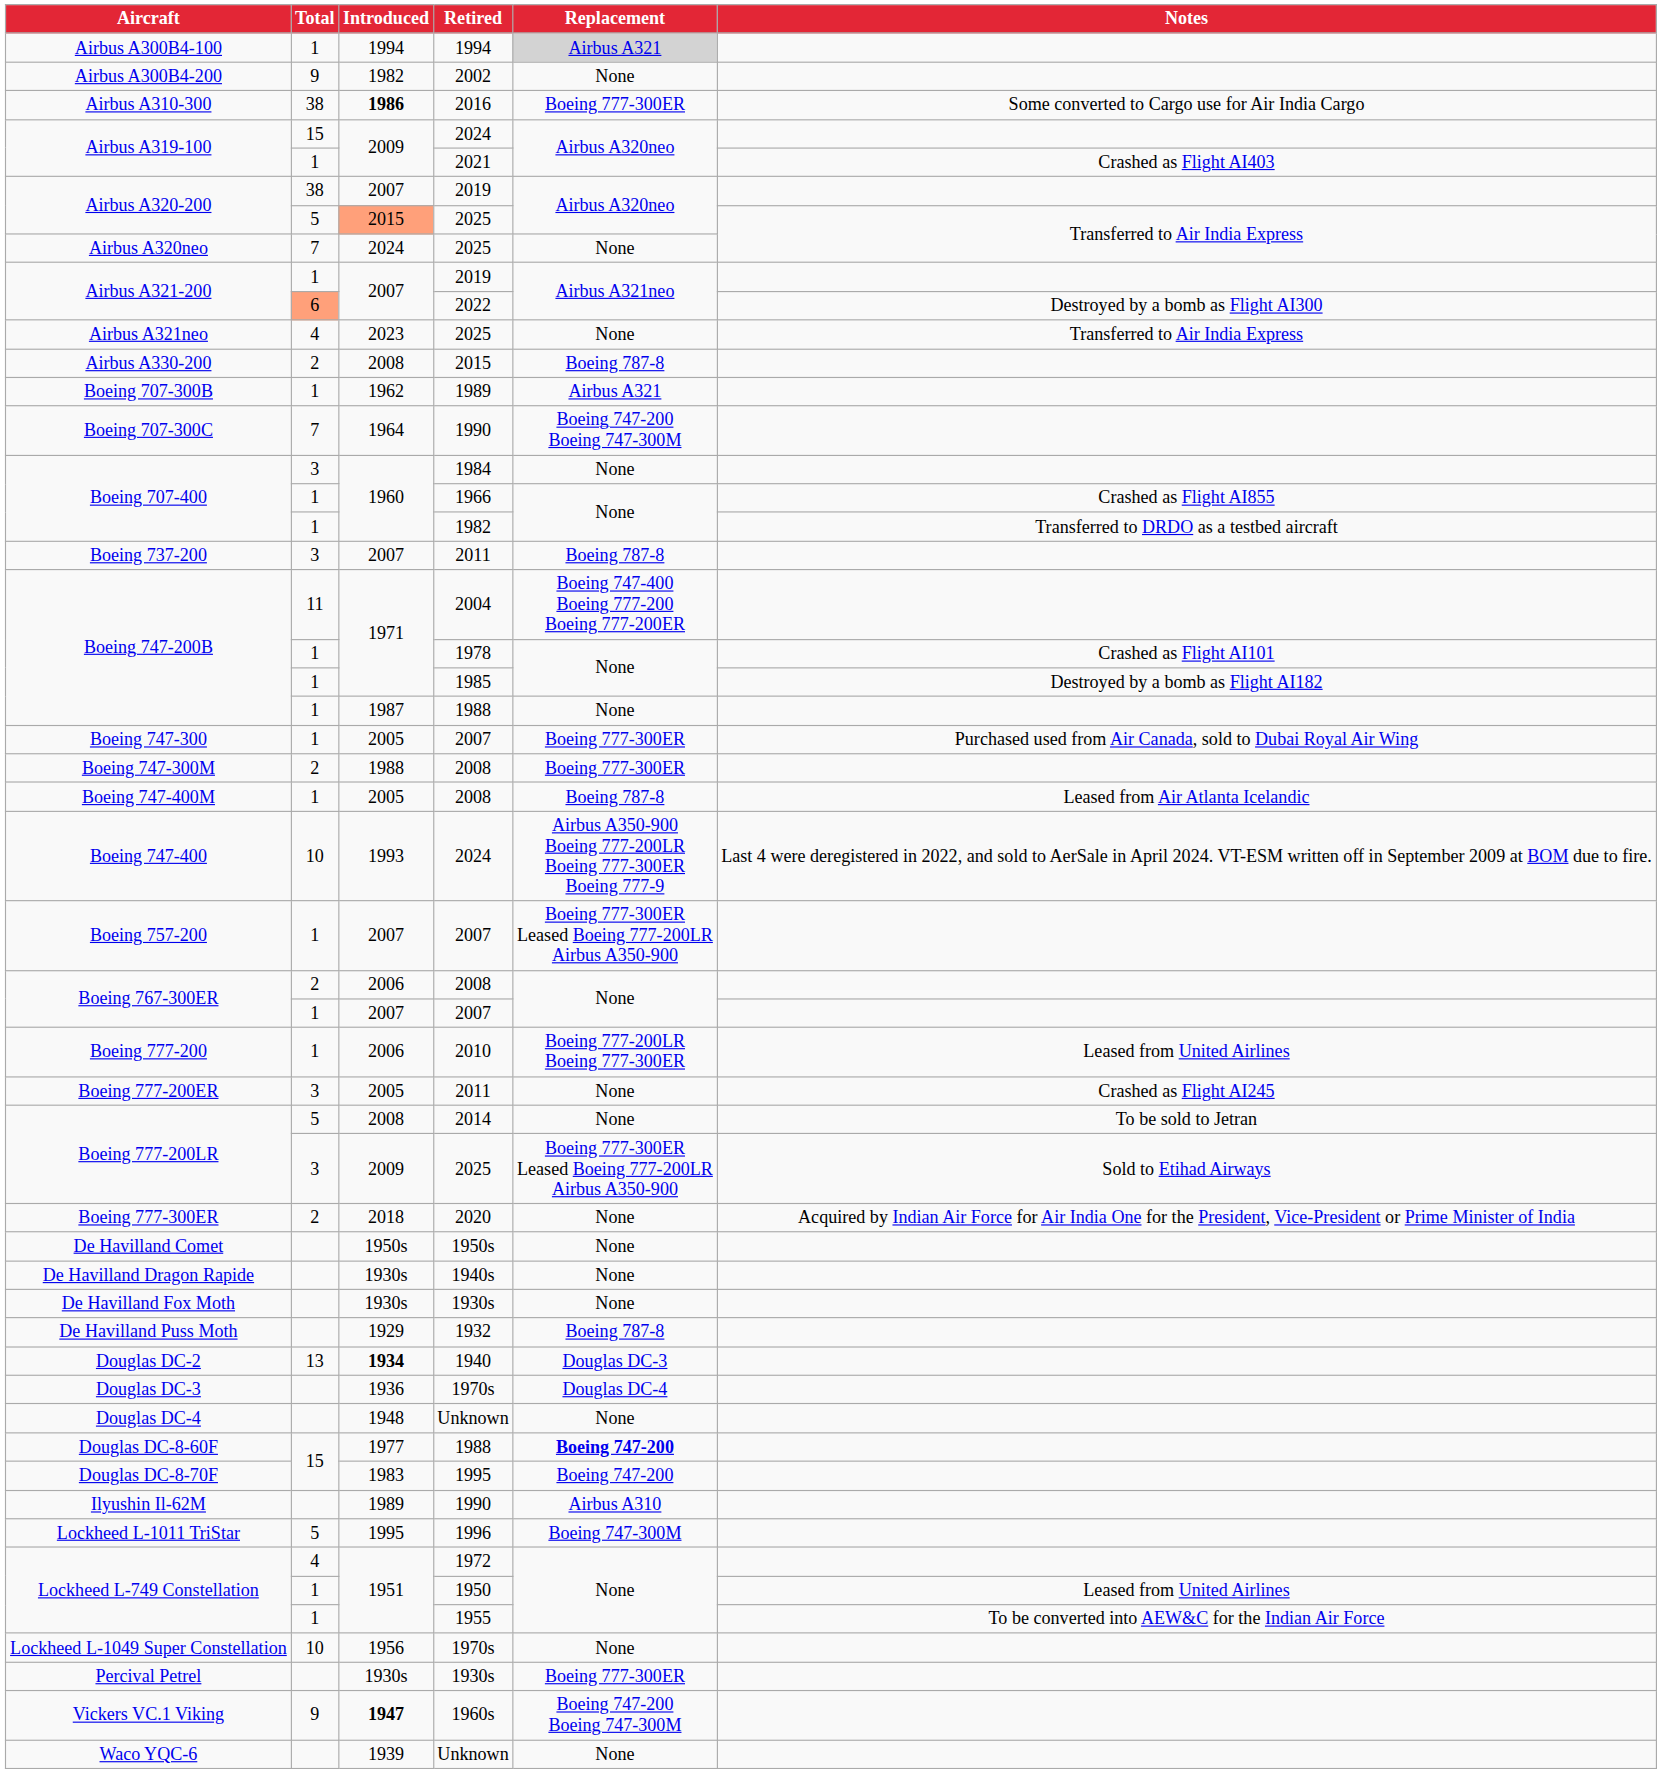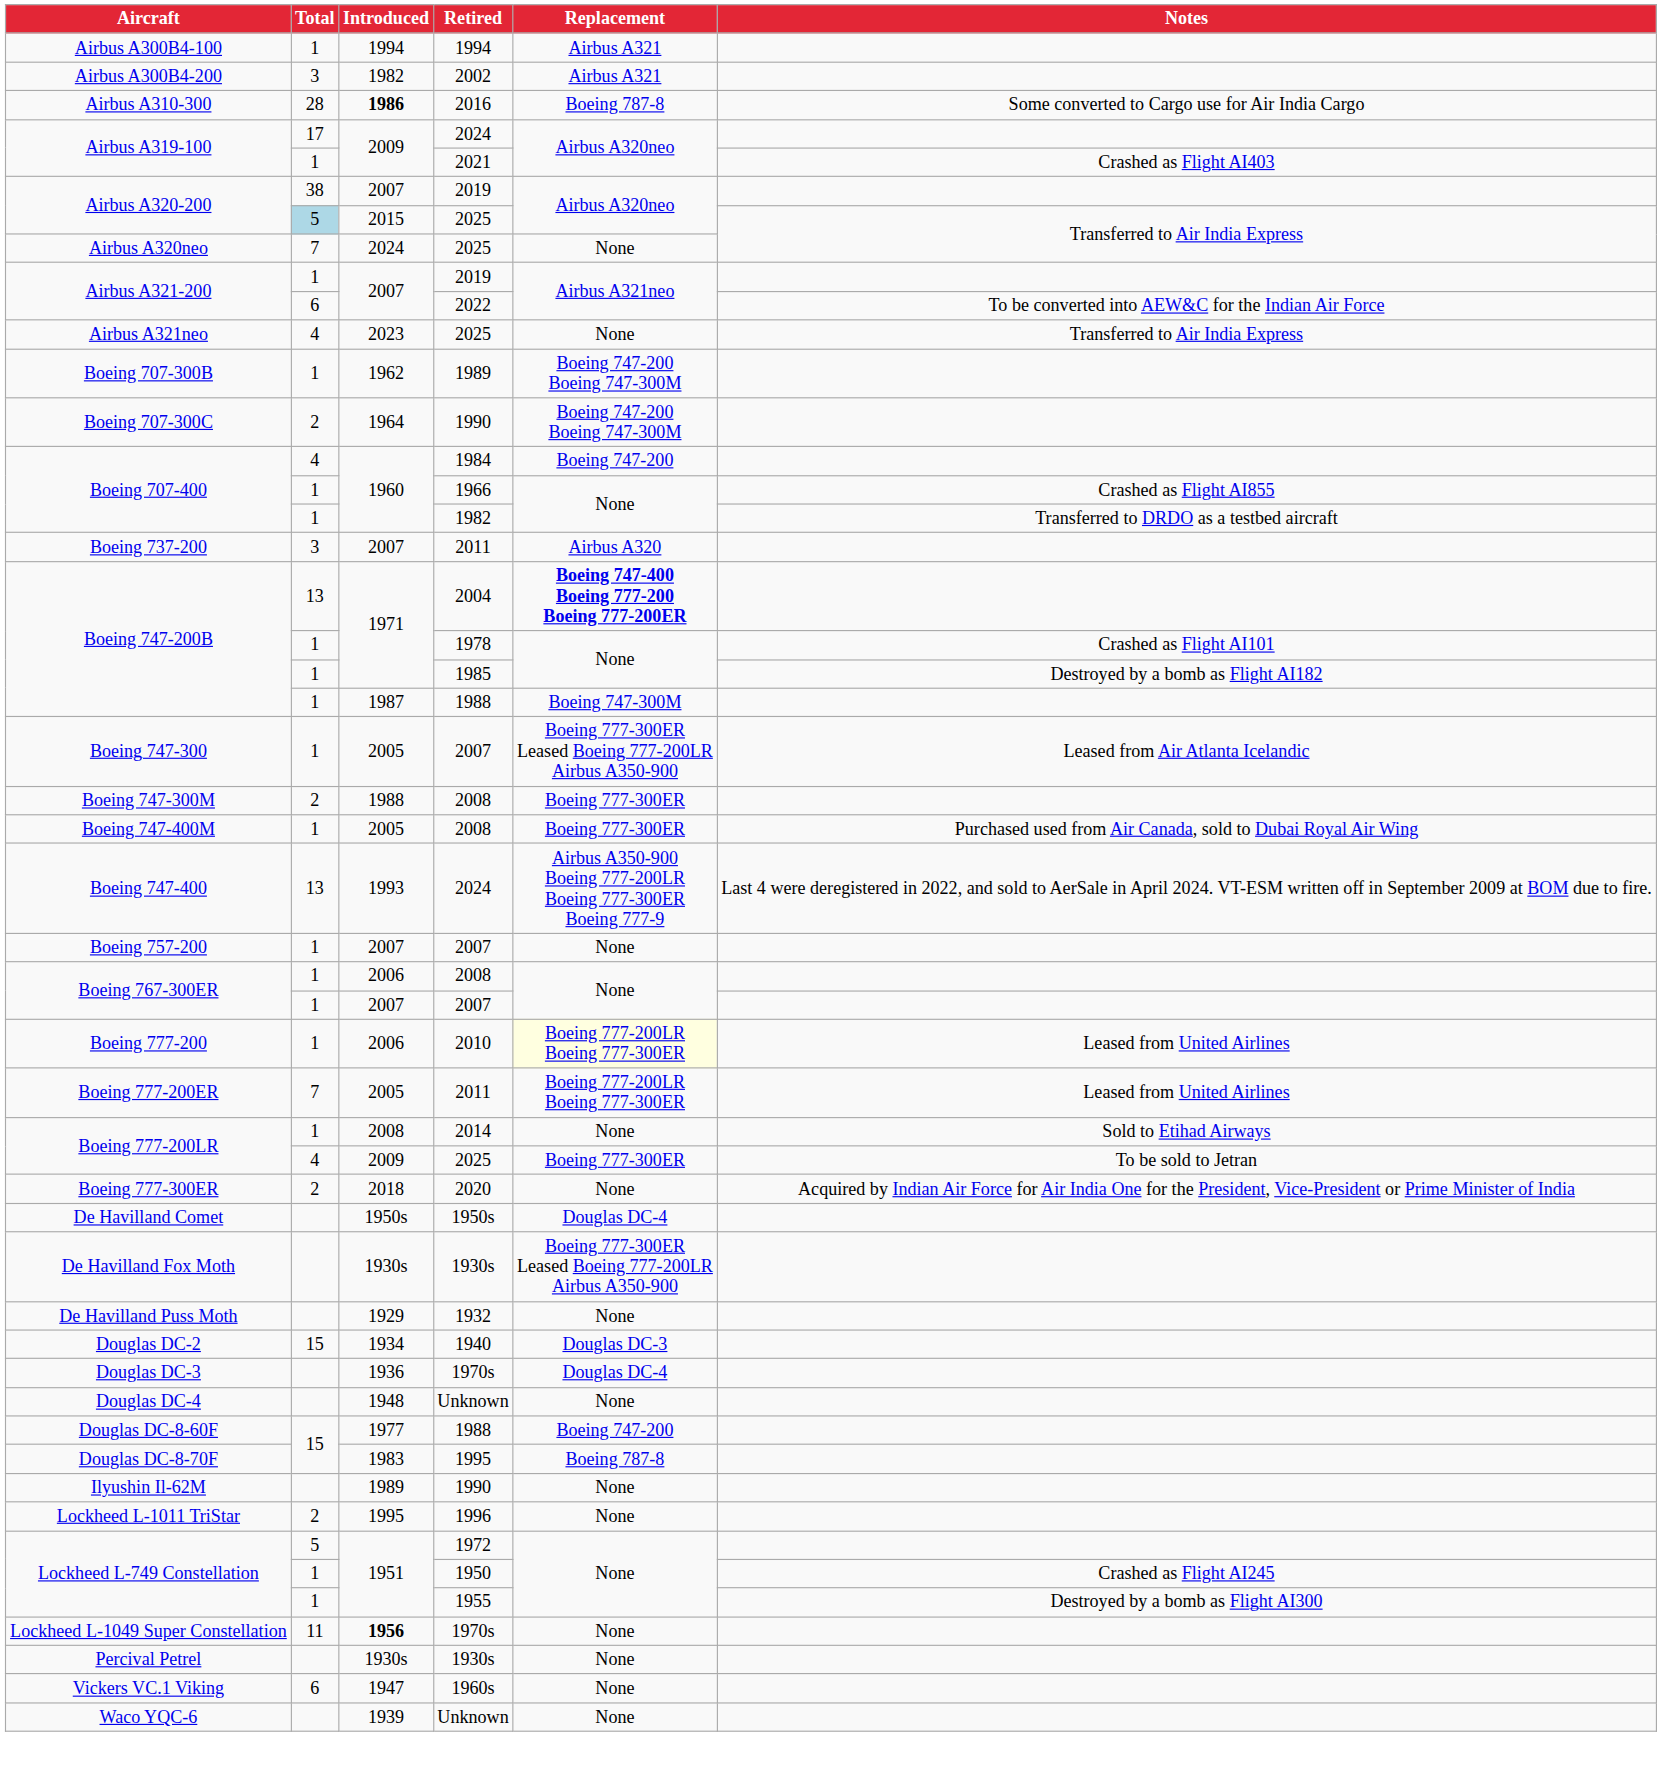(615, 47) lightgrey background -> (615, 47) no background
(315, 76) 9 -> (315, 76) 3
(615, 76) None -> (615, 76) Airbus A321
(315, 104) 38 -> (315, 104) 28
(615, 104) Boeing 777-300ER -> (615, 104) Boeing 787-8
(315, 133) 15 -> (315, 133) 17
(315, 219) no background -> (315, 219) lightblue background
(386, 219) lightsalmon background -> (386, 219) no background
(315, 305) lightsalmon background -> (315, 305) no background
(1187, 305) Destroyed by a bomb as Flight AI300 -> (1187, 305) To be converted into AEW&C for the Indian Air Force
- row: (148, 362)
(615, 391) Airbus A321 -> (615, 373) Boeing 747-200 Boeing 747-300M
(315, 430) 7 -> (315, 422) 2
(315, 469) 3 -> (315, 460) 4
(615, 469) None -> (615, 460) Boeing 747-200
(615, 555) Boeing 787-8 -> (615, 546) Airbus A320
(315, 604) 11 -> (315, 595) 13
(615, 604) normal -> (615, 595) bold
(615, 710) None -> (615, 702) Boeing 747-300M
(615, 739) Boeing 777-300ER -> (615, 751) Boeing 777-300ER Leased Boeing 777-200LR Airbus A350-900
(1186, 739) Purchased used from Air Canada, sold to Dubai Royal Air Wing -> (1186, 751) Leased from Air Atlanta Icelandic
(615, 796) Boeing 787-8 -> (615, 829) Boeing 777-300ER
(1186, 796) Leased from Air Atlanta Icelandic -> (1186, 829) Purchased used from Air Canada, sold to Dubai Royal Air Wing
(315, 855) 10 -> (315, 888) 13
(615, 935) Boeing 777-300ER Leased Boeing 777-200LR Airbus A350-900 -> (615, 947) None
(315, 984) 2 -> (315, 976) 1
(615, 1051) no background -> (615, 1043) lightyellow background
(315, 1090) 3 -> (315, 1092) 7
(615, 1090) None -> (615, 1092) Boeing 777-200LR Boeing 777-300ER
(1187, 1090) Crashed as Flight AI245 -> (1187, 1092) Leased from United Airlines
(315, 1119) 5 -> (315, 1131) 1
(1186, 1119) To be sold to Jetran -> (1186, 1131) Sold to Etihad Airways
(315, 1168) 3 -> (315, 1160) 4
(615, 1168) Boeing 777-300ER Leased Boeing 777-200LR Airbus A350-900 -> (615, 1160) Boeing 777-300ER
(1186, 1168) Sold to Etihad Airways -> (1186, 1160) To be sold to Jetran
(615, 1246) None -> (615, 1217) Douglas DC-4
- row: (148, 1274)
(615, 1303) None -> (615, 1266) Boeing 777-300ER Leased Boeing 777-200LR Airbus A350-900
(615, 1332) Boeing 787-8 -> (615, 1315) None
(315, 1360) 13 -> (315, 1344) 15
(386, 1360) bold -> (386, 1344) normal
(615, 1446) bold -> (615, 1430) normal
(615, 1475) Boeing 747-200 -> (615, 1458) Boeing 787-8
(615, 1504) Airbus A310 -> (615, 1487) None
(315, 1532) 5 -> (315, 1516) 2
(615, 1532) Boeing 747-300M -> (615, 1516) None
(315, 1561) 4 -> (315, 1544) 5
(1187, 1590) Leased from United Airlines -> (1187, 1573) Crashed as Flight AI245
(1187, 1618) To be converted into AEW&C for the Indian Air Force -> (1187, 1602) Destroyed by a bomb as Flight AI300
(315, 1647) 10 -> (315, 1630) 11
(386, 1647) normal -> (386, 1630) bold
(615, 1676) Boeing 777-300ER -> (615, 1659) None
(315, 1715) 9 -> (315, 1688) 6
(386, 1715) bold -> (386, 1688) normal
(615, 1715) Boeing 747-200 Boeing 747-300M -> (615, 1688) None
